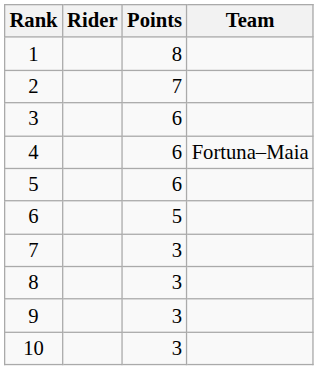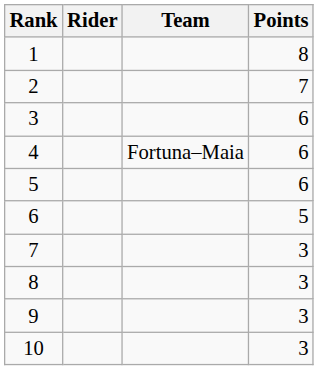columns swapped: (250, 20) <-> (155, 20)
